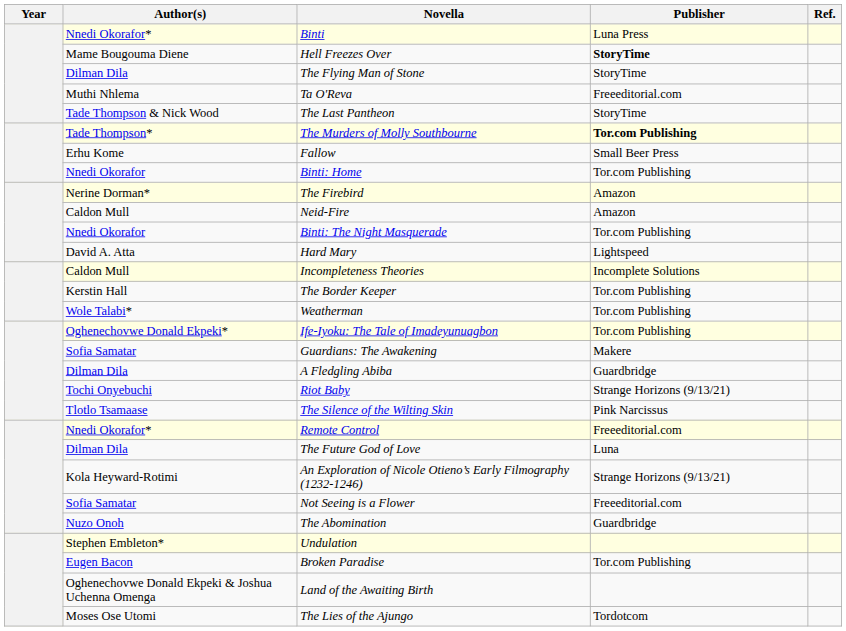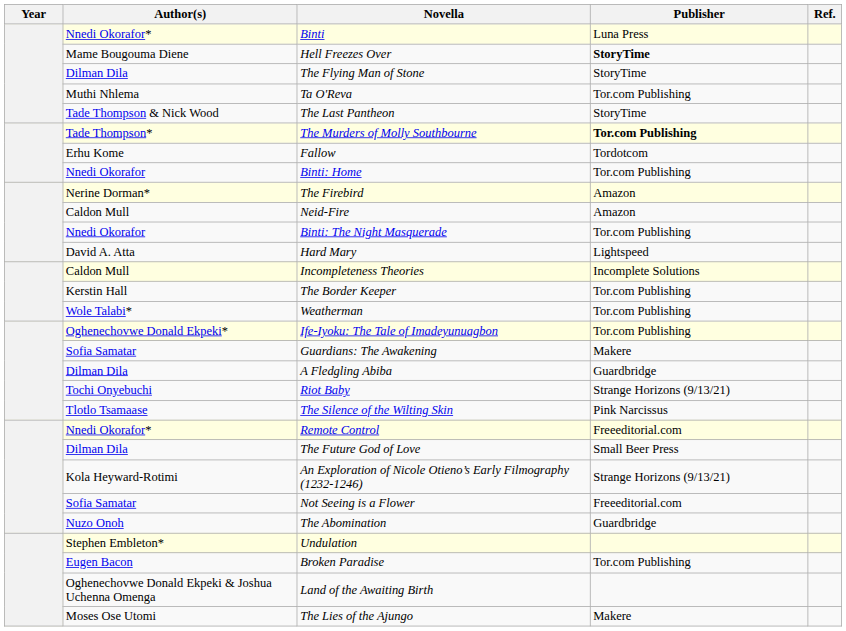(637, 93) Freeeditorial.com -> (642, 93) Tor.com Publishing
(636, 152) Small Beer Press -> (621, 152) Tordotcom
(606, 449) Luna -> (636, 449) Small Beer Press
(621, 616) Tordotcom -> (612, 616) Makere
